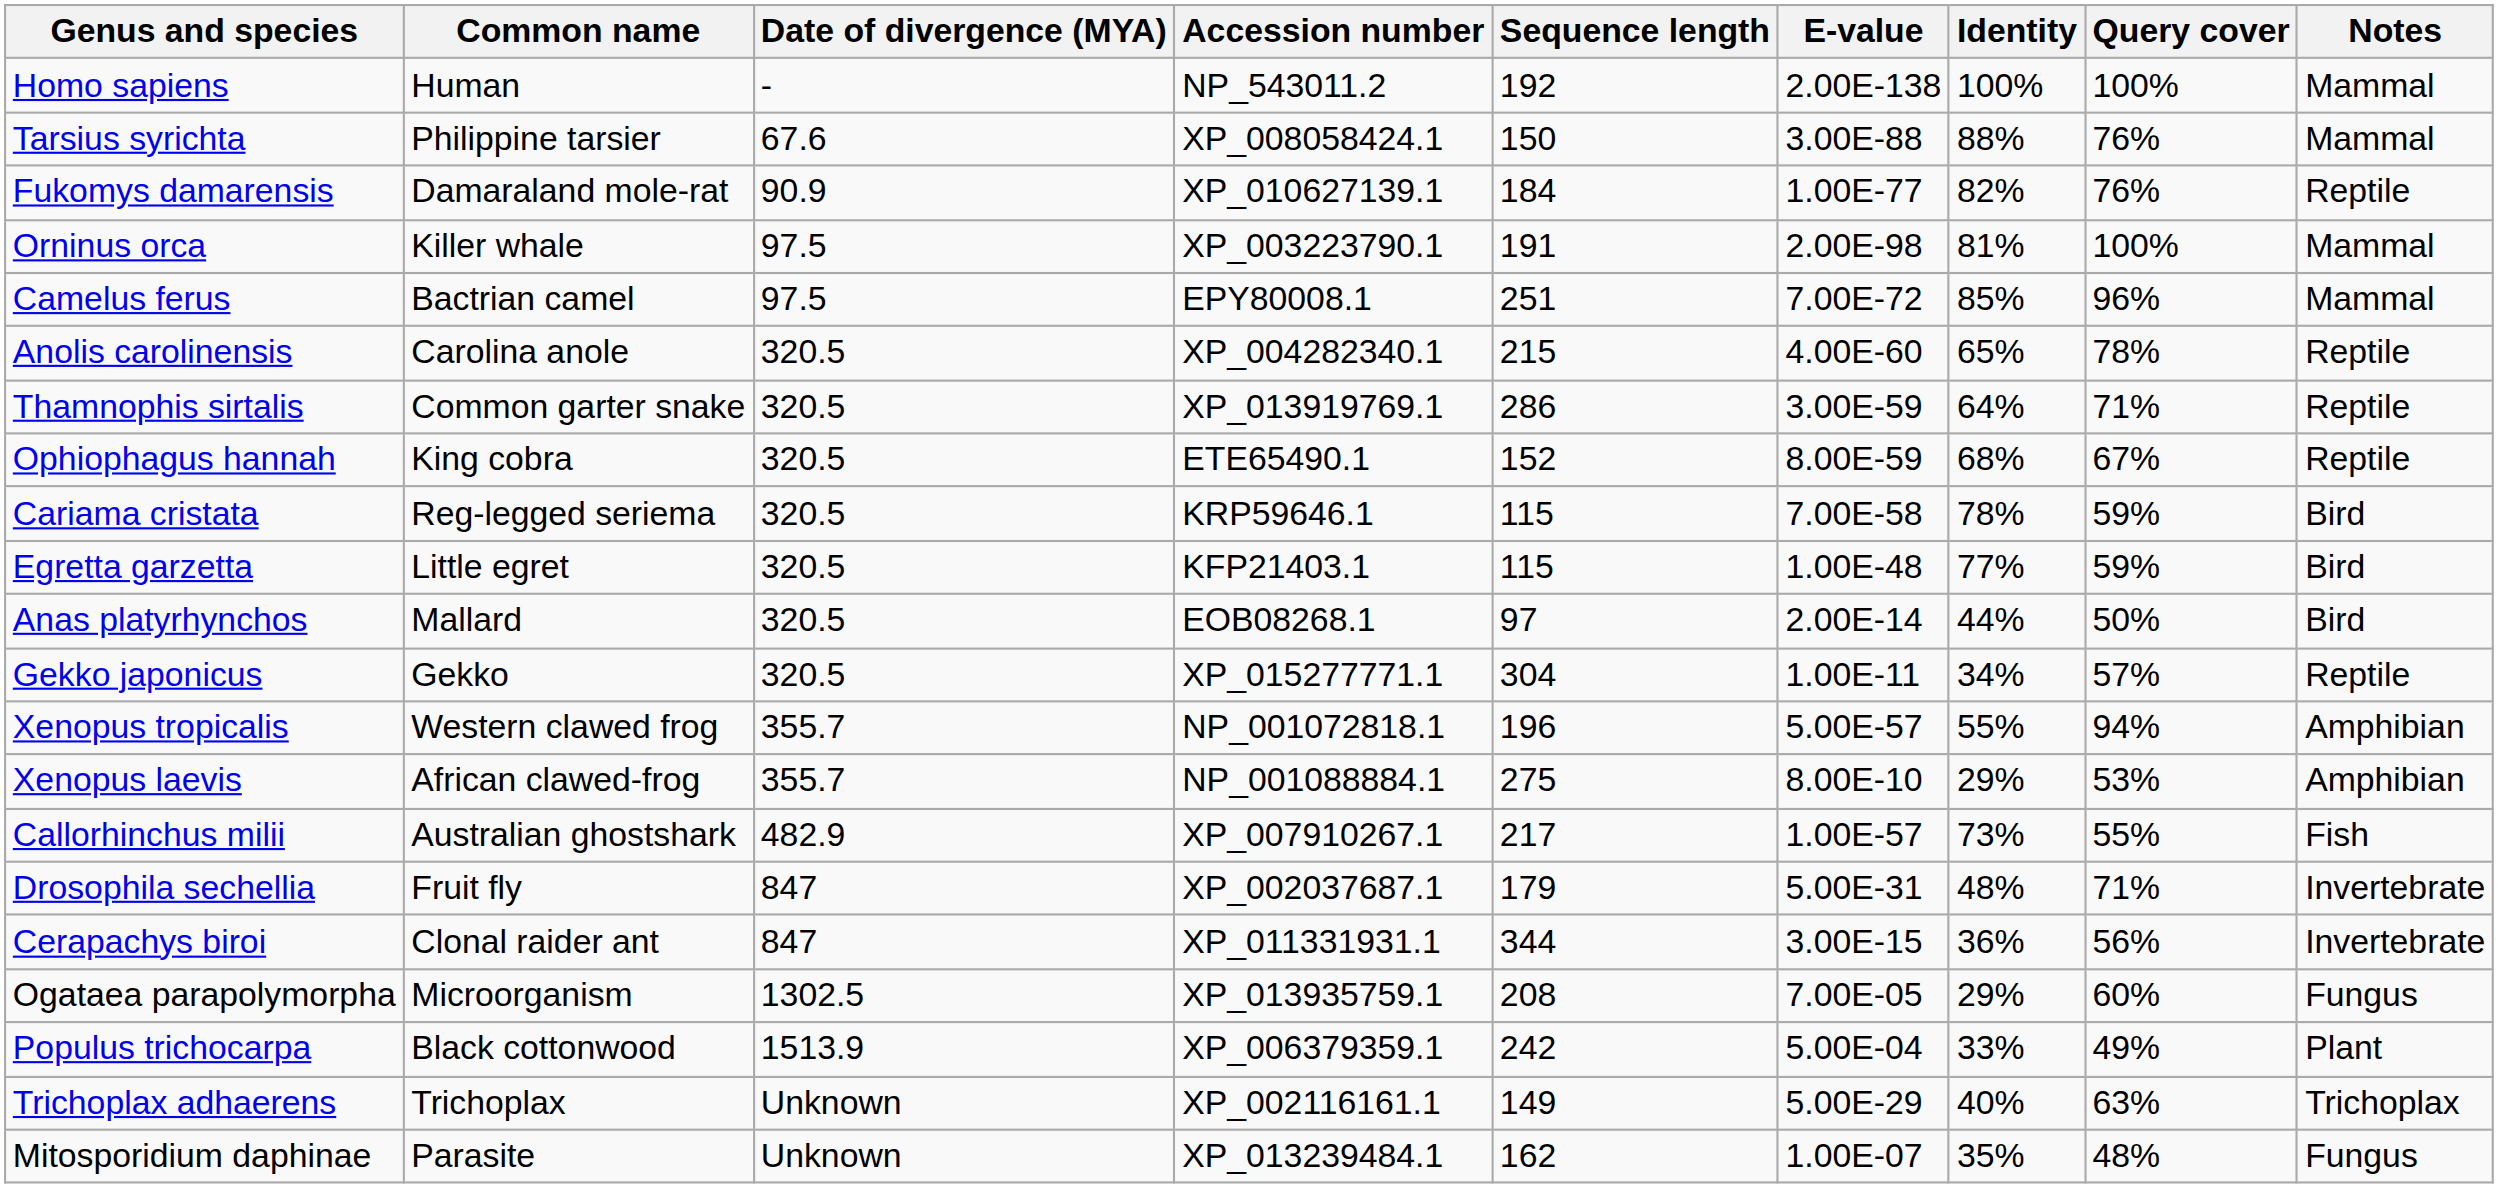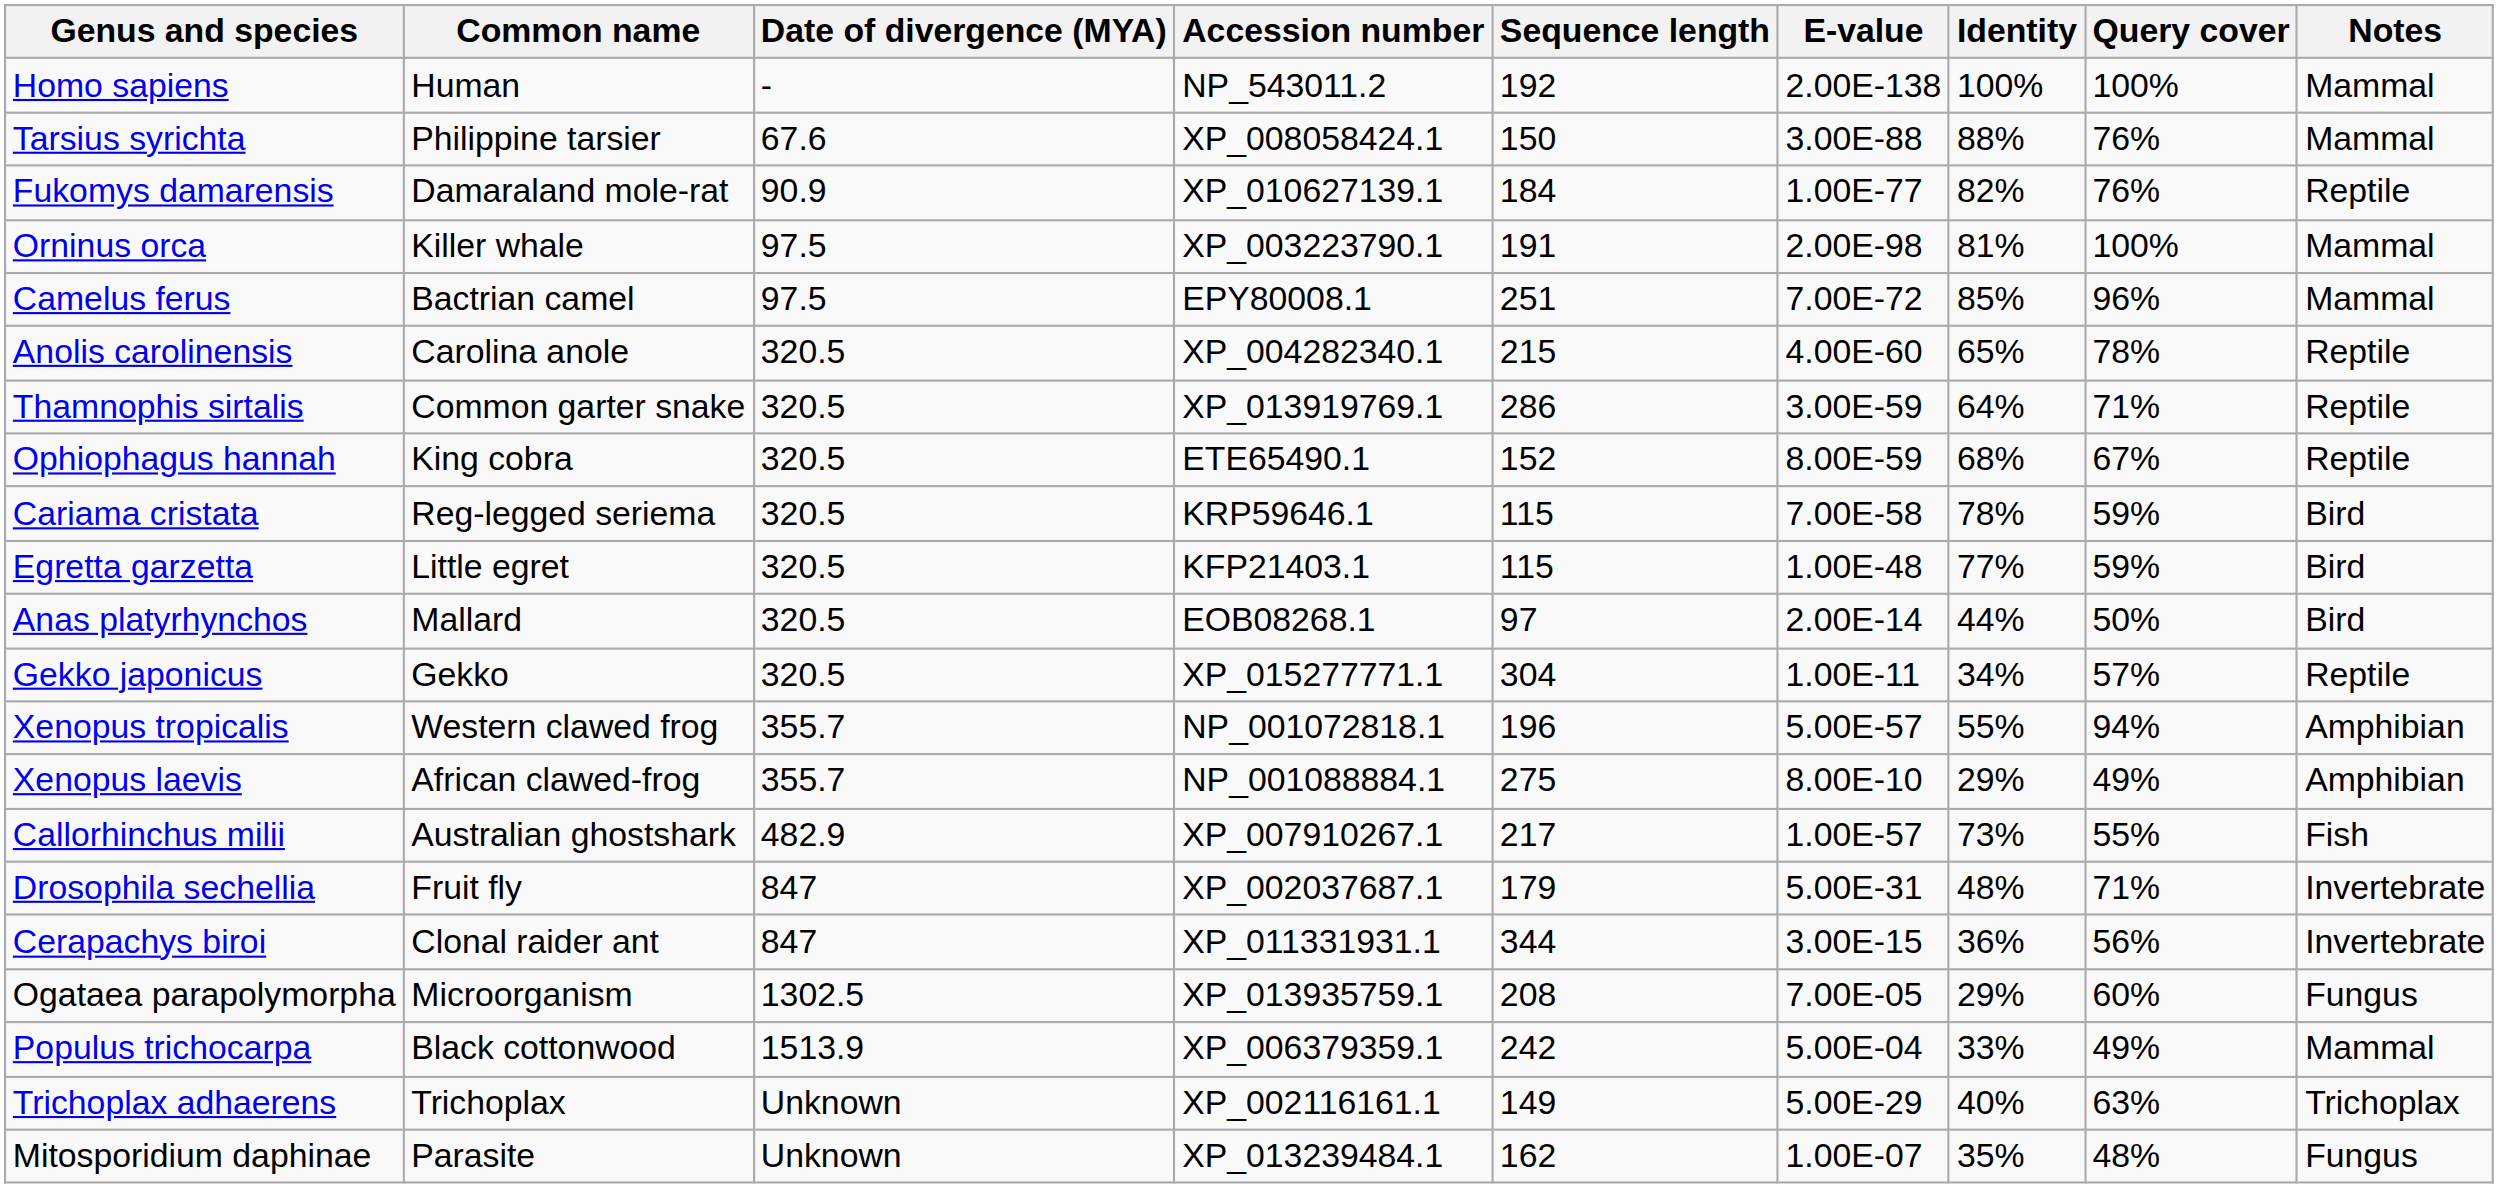(2126, 780) 53% -> (2126, 780) 49%
(2344, 1048) Plant -> (2370, 1048) Mammal
